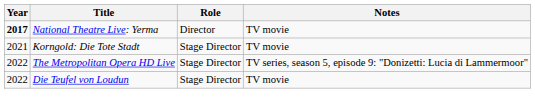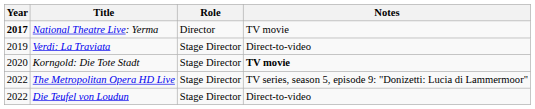+ row: (72, 46)
(17, 46) 2021 -> (17, 63) 2020
(267, 46) normal -> (268, 63) bold
(267, 79) TV movie -> (278, 96) Direct-to-video
